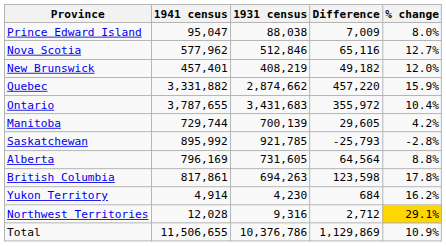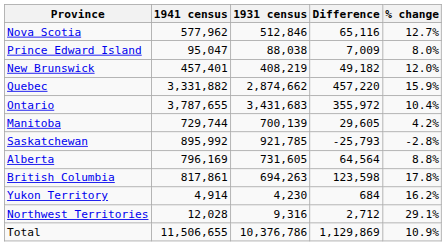rows swapped: (74, 32) <-> (44, 50)
(422, 214) gold background -> (422, 214) no background
